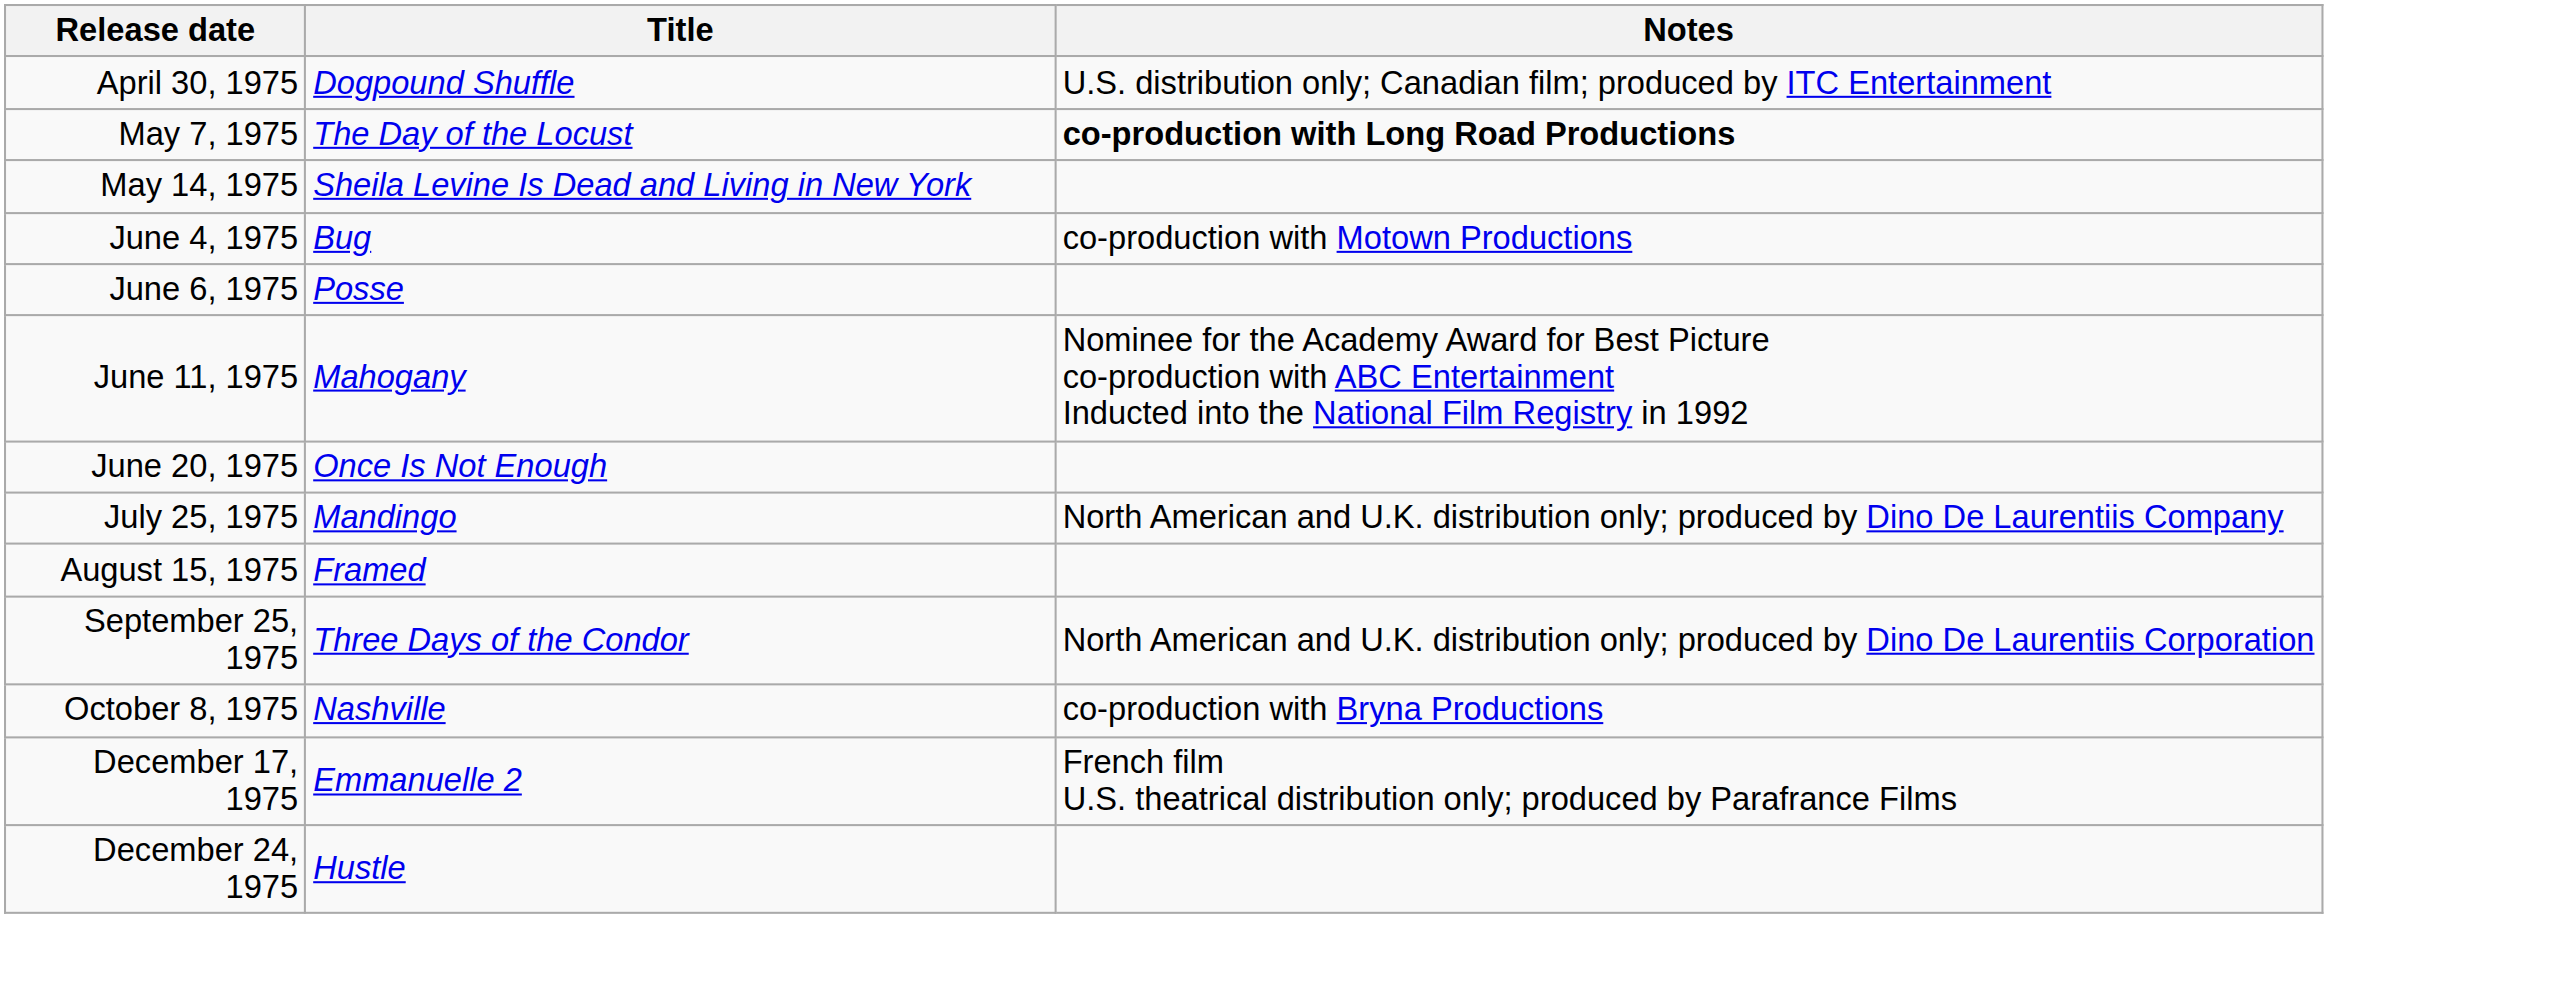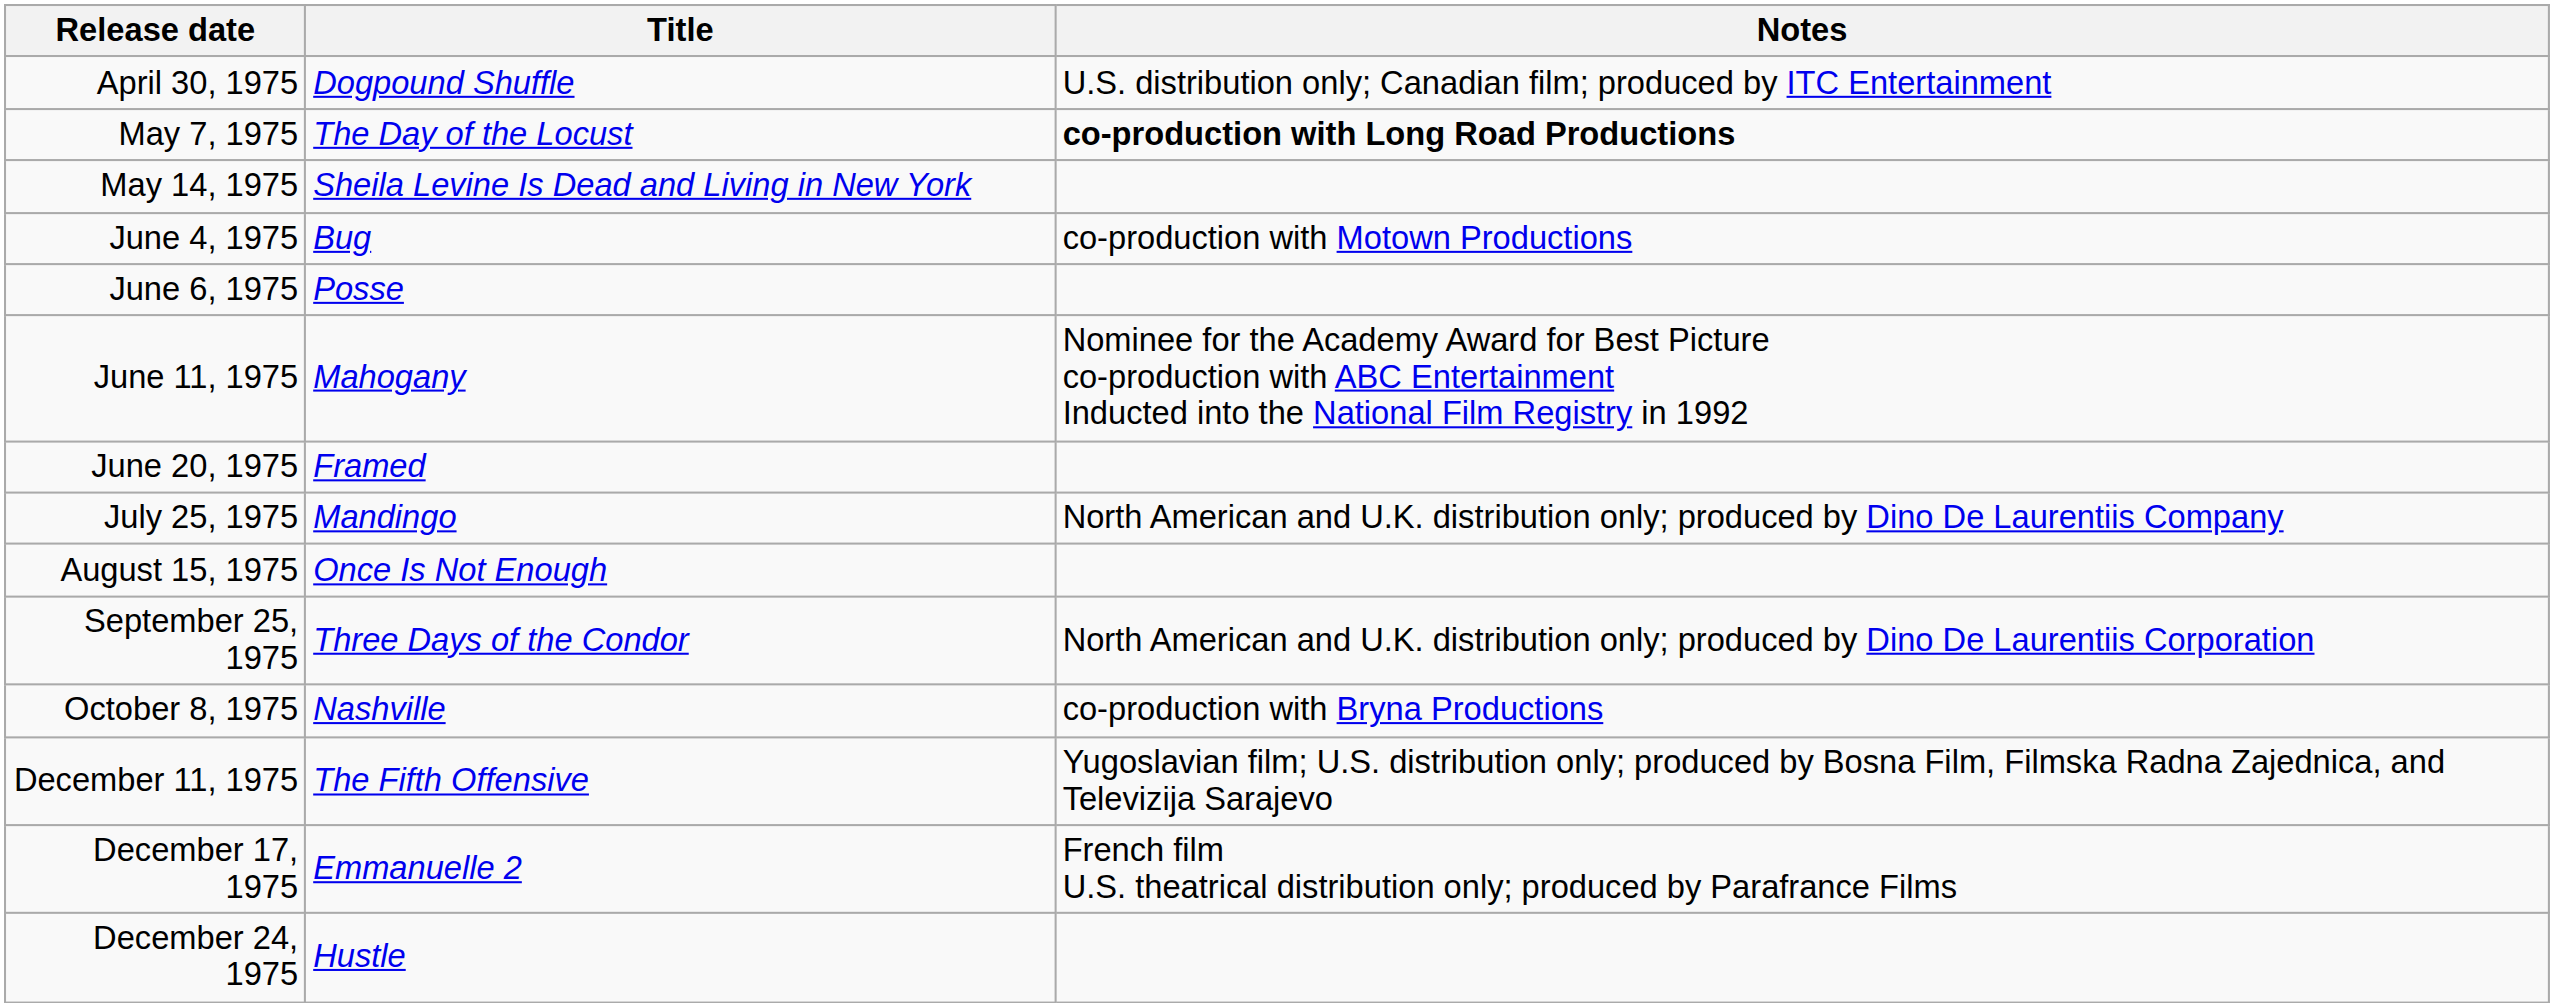(460, 466) Once Is Not Enough -> (369, 466) Framed
(369, 569) Framed -> (460, 569) Once Is Not Enough
+ row: (156, 780)
